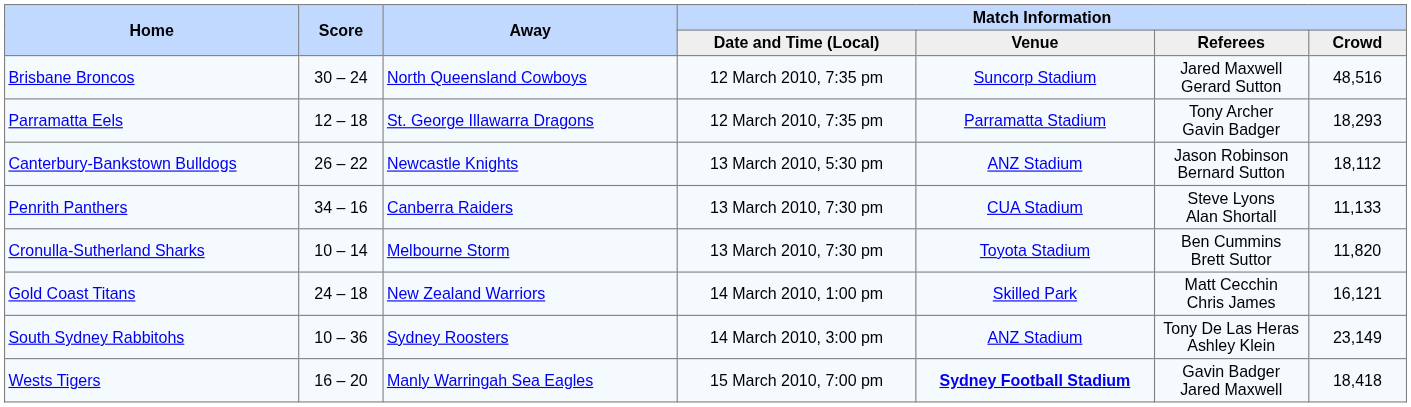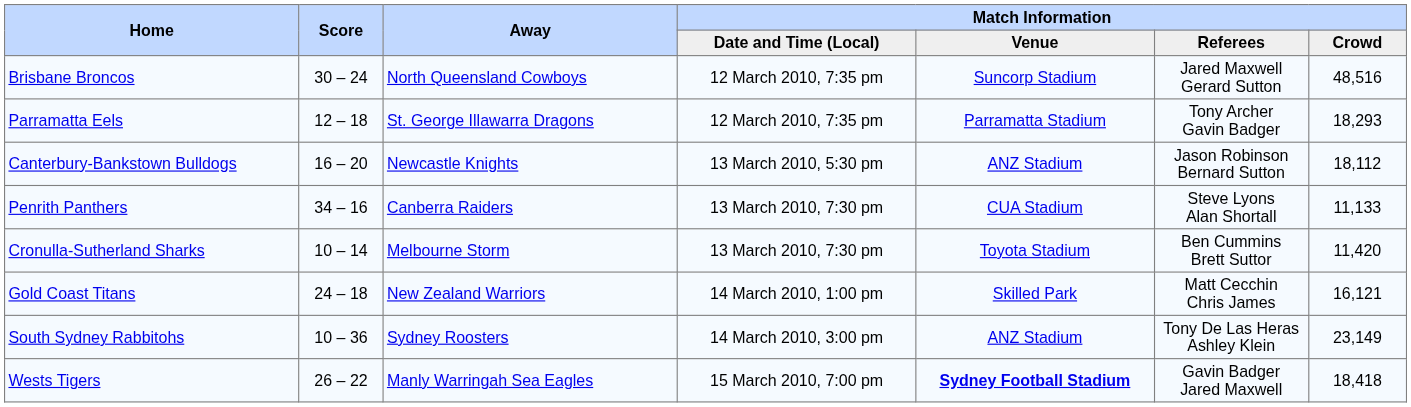(341, 164) 26 – 22 -> (341, 164) 16 – 20
(1357, 250) 11,820 -> (1357, 250) 11,420
(341, 380) 16 – 20 -> (341, 380) 26 – 22
